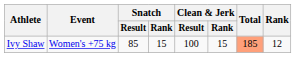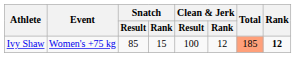(222, 44) 15 -> (222, 44) 12
(277, 44) normal -> (277, 44) bold
